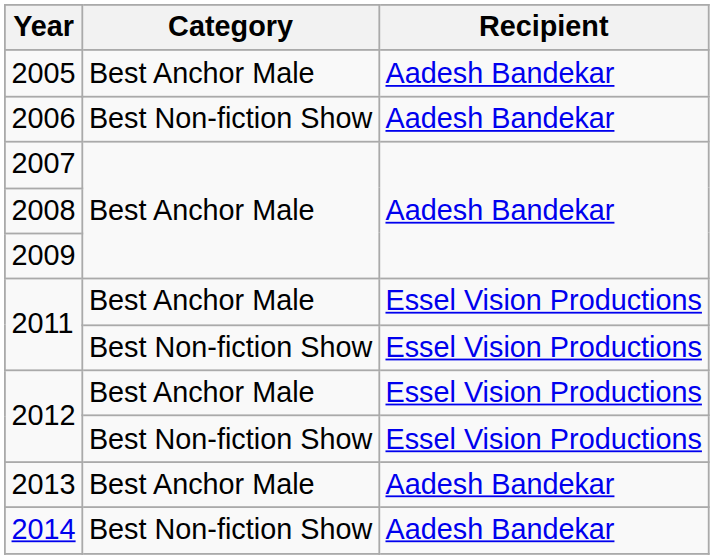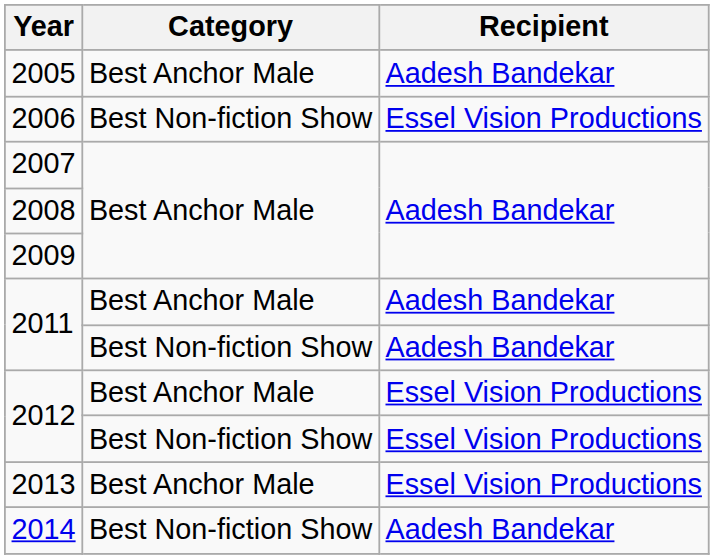(500, 118) Aadesh Bandekar -> (544, 118) Essel Vision Productions
(544, 301) Essel Vision Productions -> (500, 301) Aadesh Bandekar
(544, 347) Essel Vision Productions -> (500, 347) Aadesh Bandekar
(500, 484) Aadesh Bandekar -> (544, 484) Essel Vision Productions
